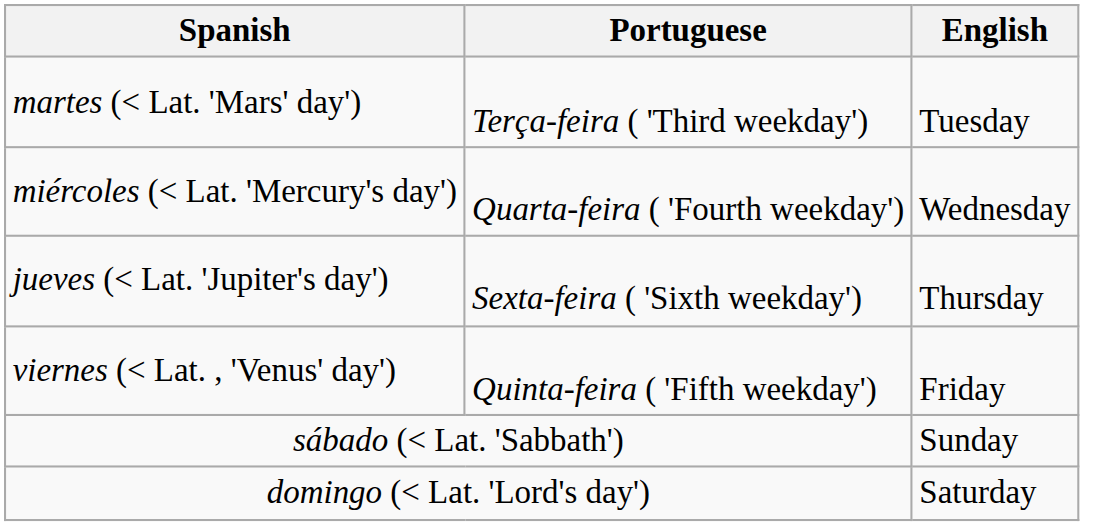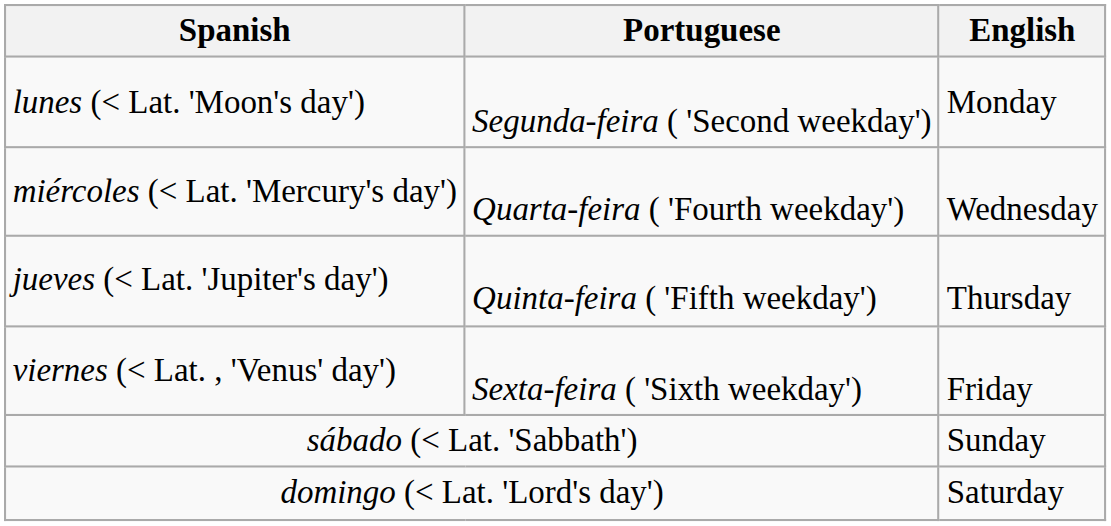+ row: (189, 101)
- row: (187, 101)
(667, 298) Sexta-feira ( 'Sixth weekday') -> (674, 298) Quinta-feira ( 'Fifth weekday')
(674, 388) Quinta-feira ( 'Fifth weekday') -> (667, 388) Sexta-feira ( 'Sixth weekday')
